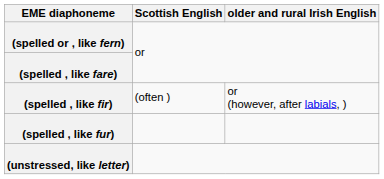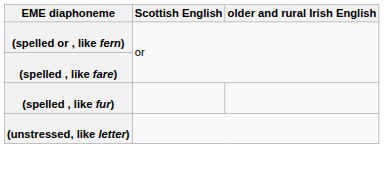- row: (68, 104)
